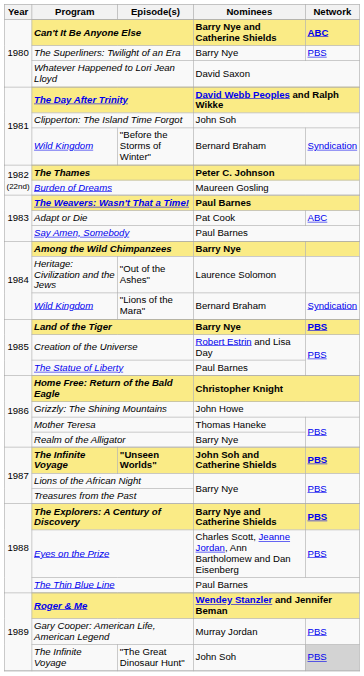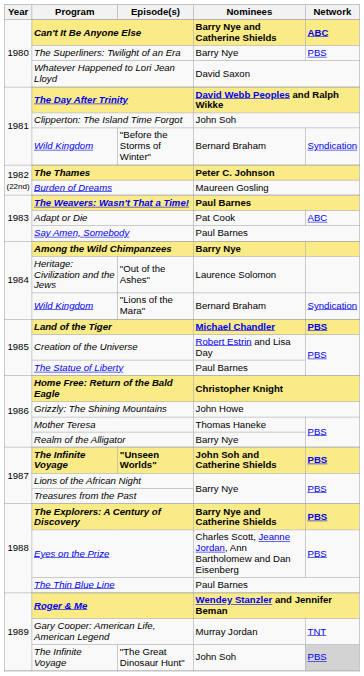(218, 326) Barry Nye -> (235, 326) Michael Chandler
(317, 631) PBS -> (317, 631) TNT
